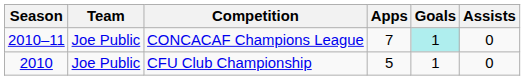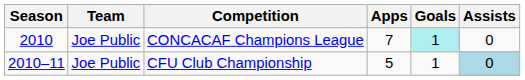(36, 39) 2010–11 -> (36, 39) 2010
(36, 63) 2010 -> (36, 63) 2010–11
(489, 63) no background -> (489, 63) lightblue background
